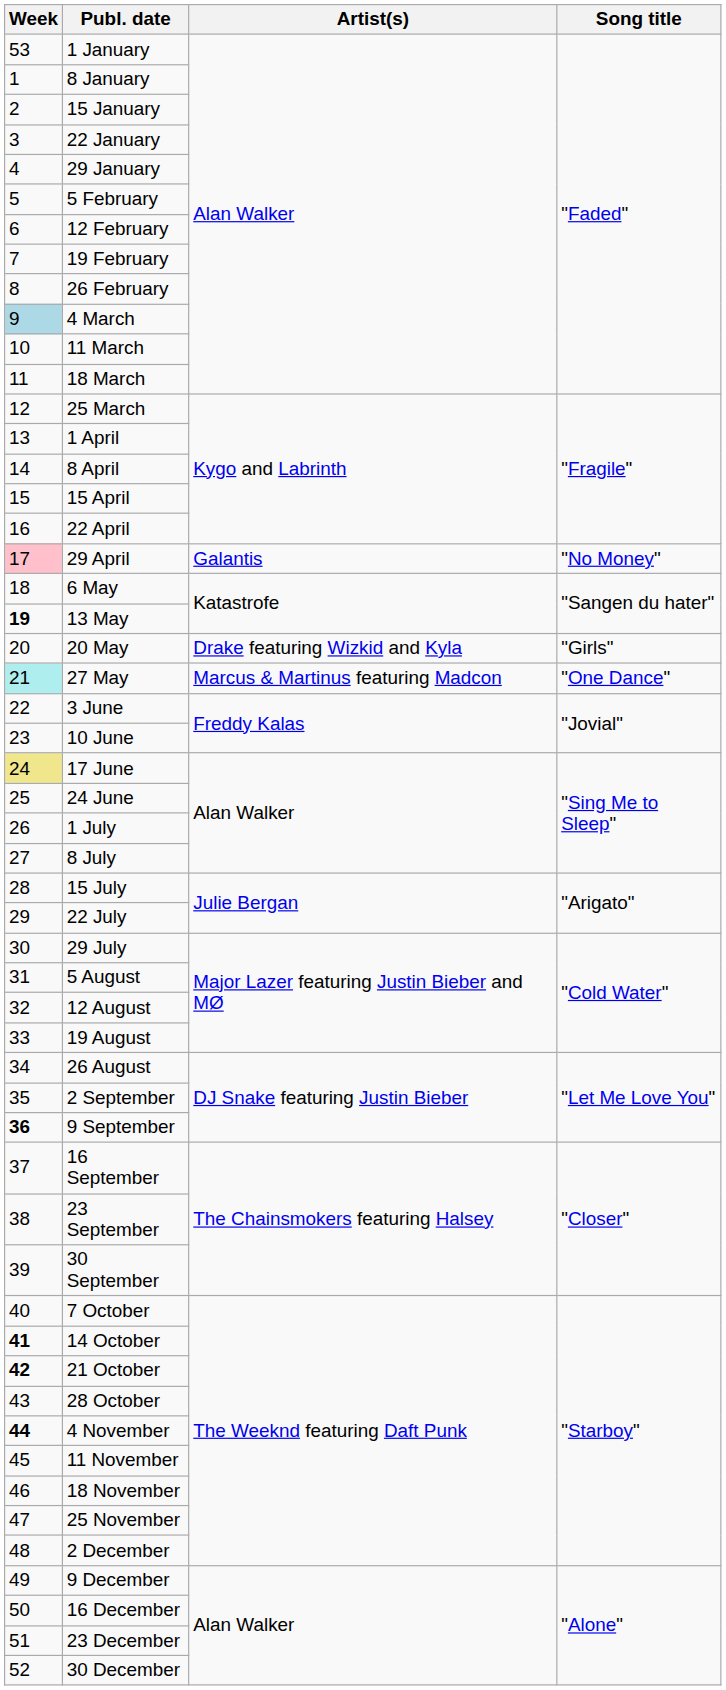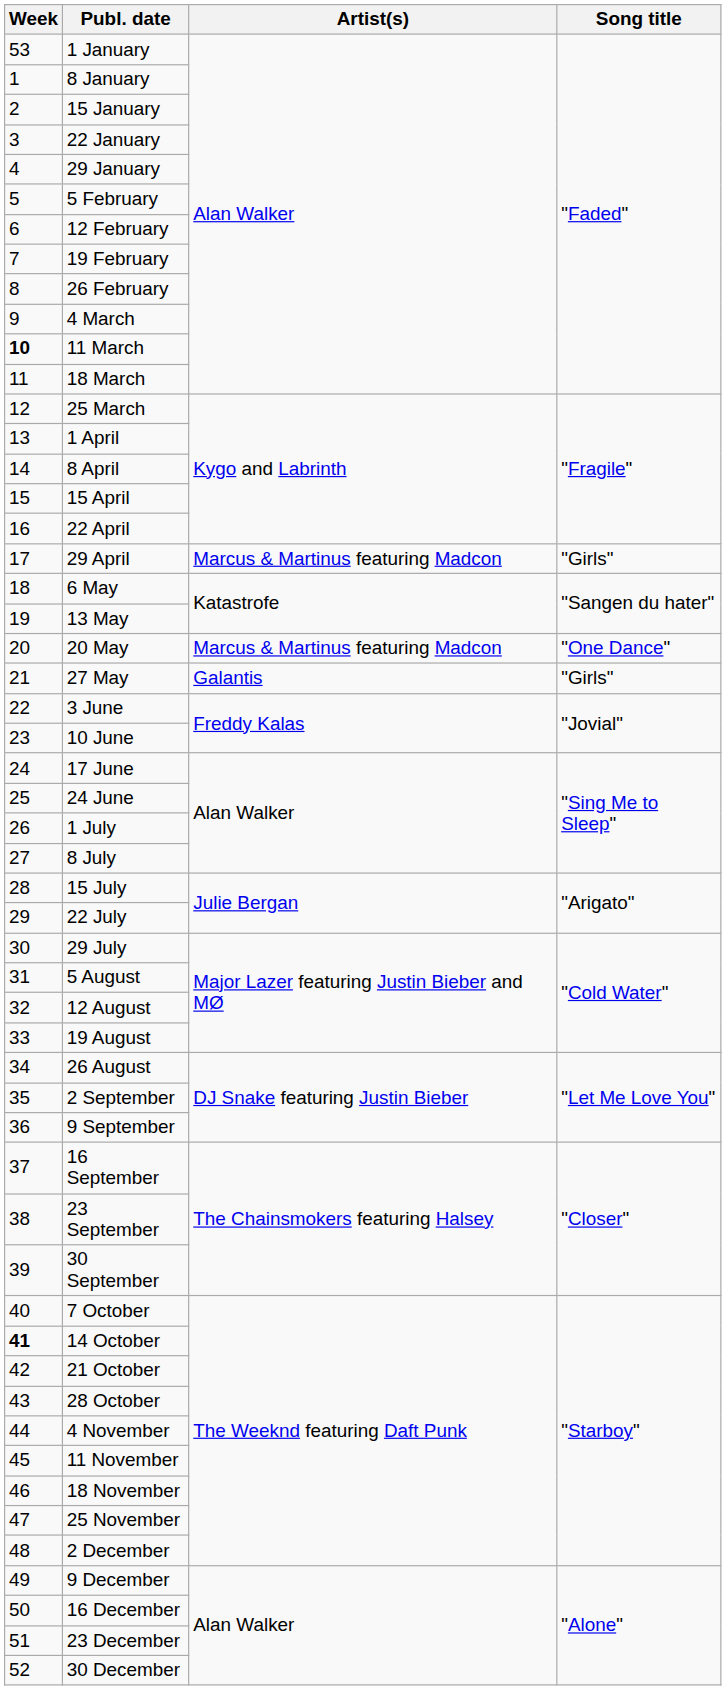(14, 318) lightblue background -> (14, 318) no background
(19, 348) normal -> (19, 348) bold
(19, 558) pink background -> (19, 558) no background
(228, 558) Galantis -> (348, 558) Marcus & Martinus featuring Madcon
(611, 558) "No Money" -> (587, 558) "Girls"
(19, 618) bold -> (19, 618) normal
(328, 648) Drake featuring Wizkid and Kyla -> (348, 648) Marcus & Martinus featuring Madcon
(587, 648) "Girls" -> (616, 648) "One Dance"
(19, 678) paleturquoise background -> (19, 678) no background
(348, 678) Marcus & Martinus featuring Madcon -> (228, 678) Galantis
(616, 678) "One Dance" -> (587, 678) "Girls"
(19, 768) khaki background -> (19, 768) no background
(19, 1127) bold -> (19, 1127) normal
(19, 1370) bold -> (19, 1370) normal
(19, 1430) bold -> (19, 1430) normal
